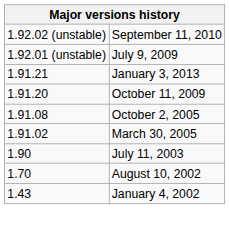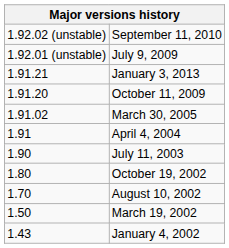- row: (156, 114)
+ row: (146, 134)
+ row: (159, 173)
+ row: (154, 213)
